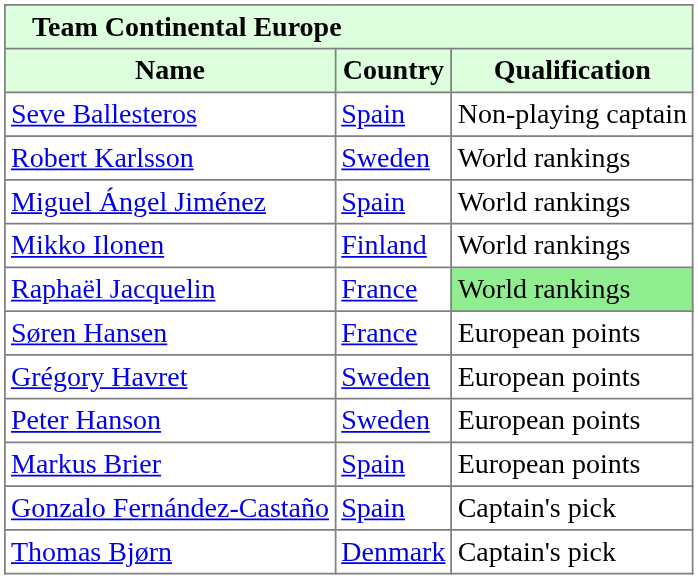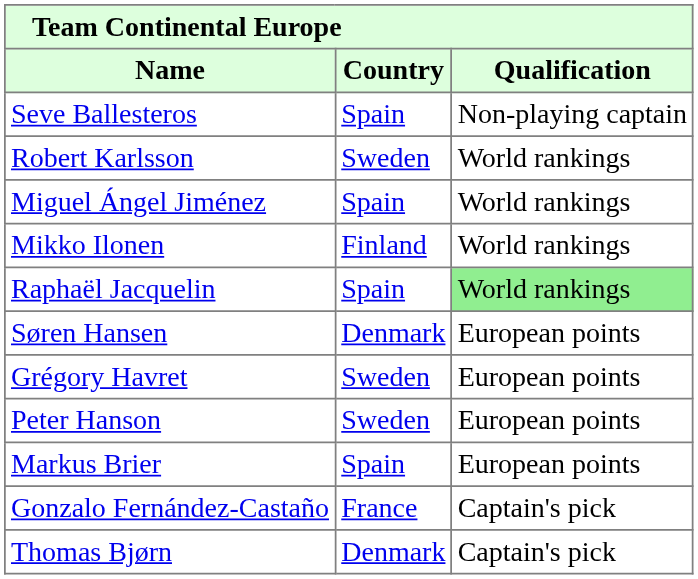(379, 288) France -> (373, 288) Spain
(379, 332) France -> (393, 332) Denmark
(373, 507) Spain -> (379, 507) France
